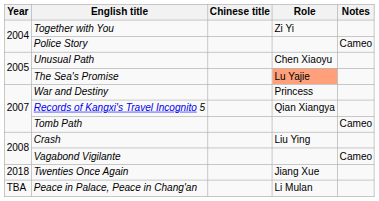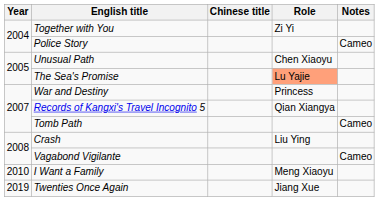+ row: (69, 172)
(18, 172) 2018 -> (18, 188) 2019
- row: (115, 188)
